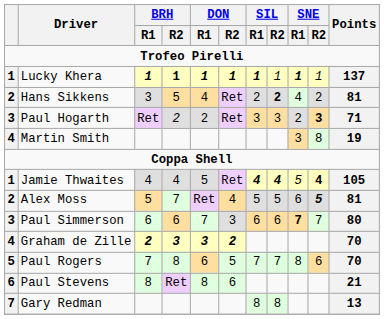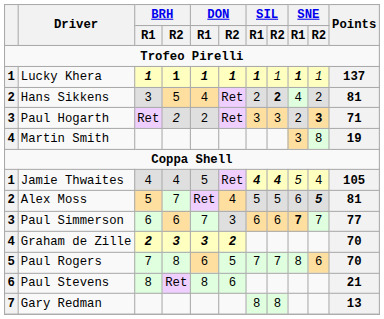(319, 180) bold -> (319, 180) normal
(354, 221) 80 -> (354, 221) 77
